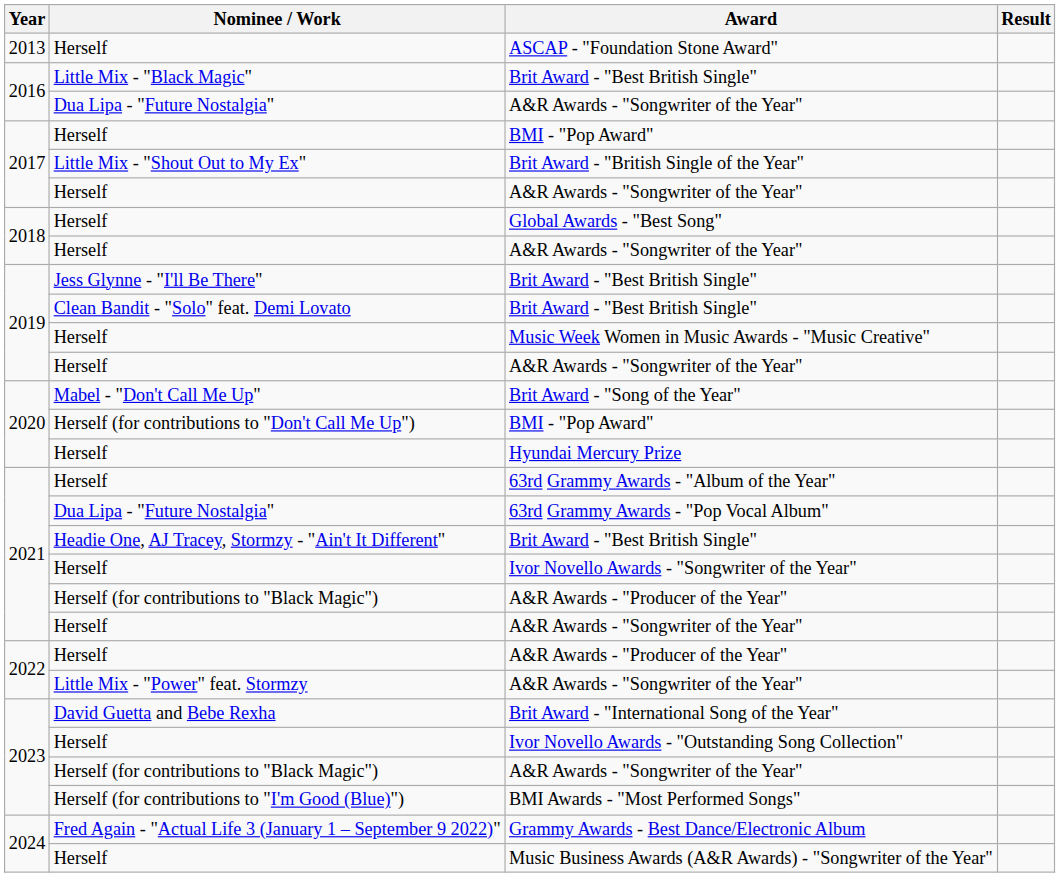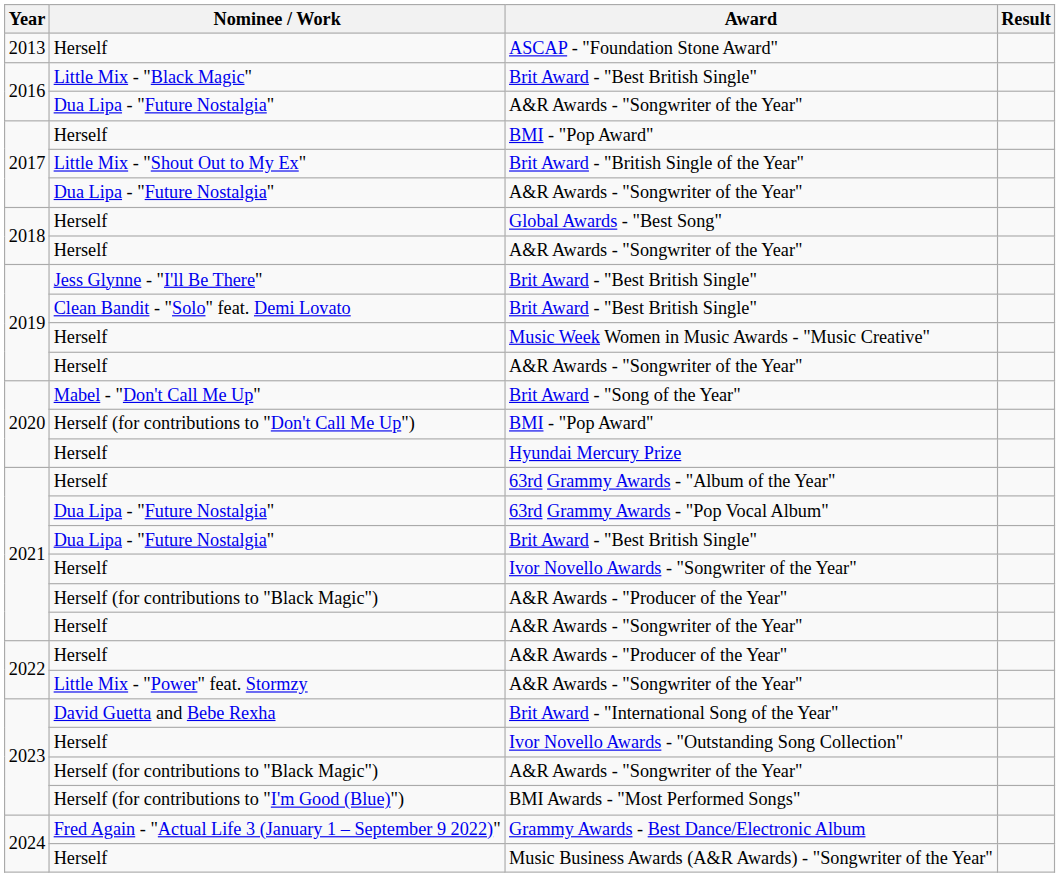(81, 192) Herself -> (164, 192) Dua Lipa - "Future Nostalgia"
(249, 539) Headie One, AJ Tracey, Stormzy - "Ain't It Different" -> (164, 539) Dua Lipa - "Future Nostalgia"
